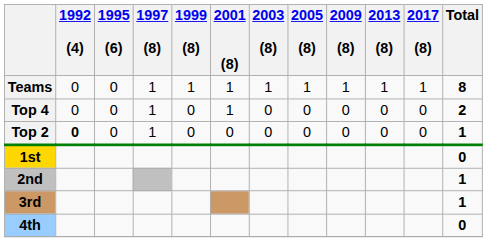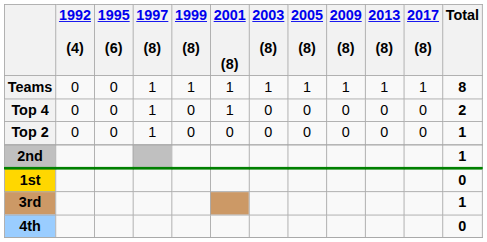(75, 133) bold -> (75, 133) normal
rows swapped: (30, 156) <-> (30, 179)
